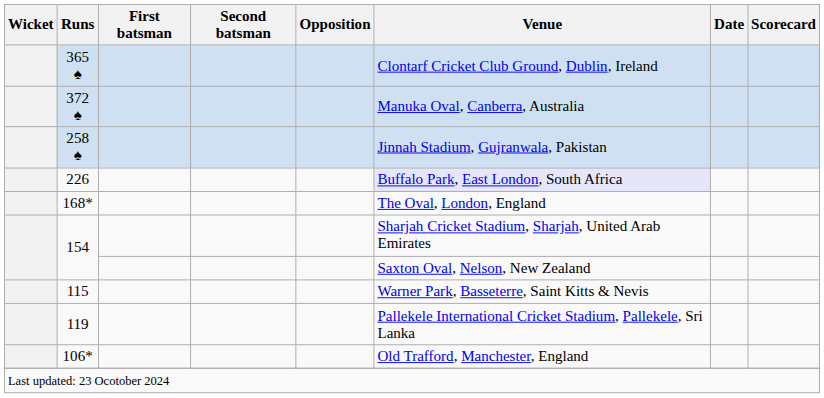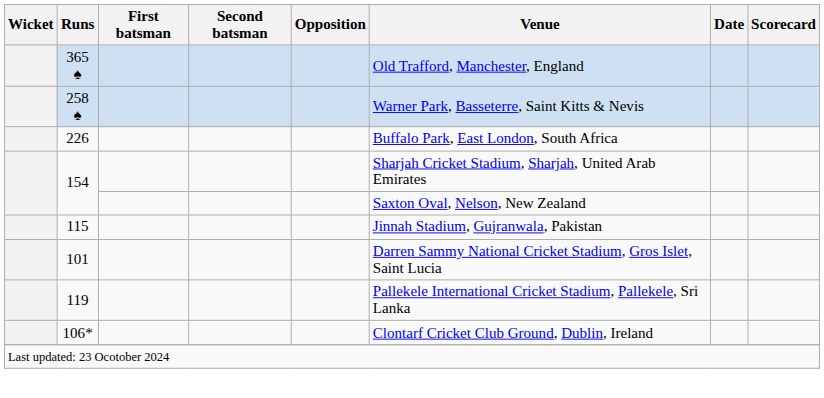(518, 65) Clontarf Cricket Club Ground, Dublin, Ireland -> (478, 65) Old Trafford, Manchester, England
- row: (31, 106)
(492, 147) Jinnah Stadium, Gujranwala, Pakistan -> (508, 106) Warner Park, Basseterre, Saint Kitts & Nevis
(500, 179) lavender background -> (495, 138) no background
- row: (31, 203)
(513, 291) Warner Park, Basseterre, Saint Kitts & Nevis -> (487, 227) Jinnah Stadium, Gujranwala, Pakistan
+ row: (31, 260)
(483, 356) Old Trafford, Manchester, England -> (513, 332) Clontarf Cricket Club Ground, Dublin, Ireland
